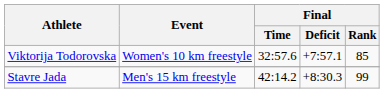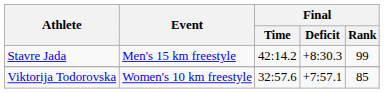rows swapped: (37, 77) <-> (62, 56)
